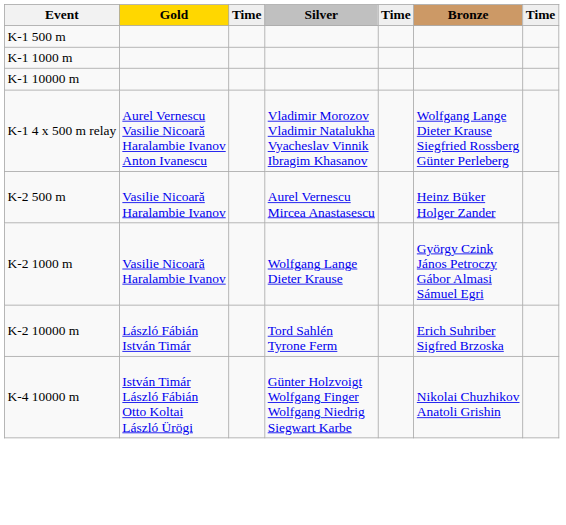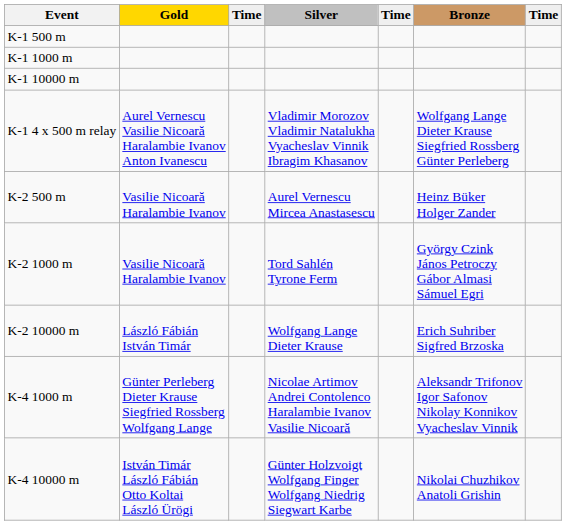(313, 271) Wolfgang Lange Dieter Krause -> (303, 271) Tord Sahlén Tyrone Ferm
(303, 338) Tord Sahlén Tyrone Ferm -> (313, 338) Wolfgang Lange Dieter Krause
+ row: (40, 397)
